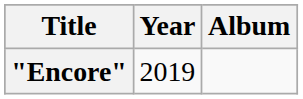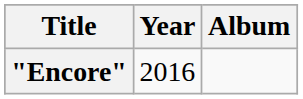(167, 70) 2019 -> (167, 70) 2016
